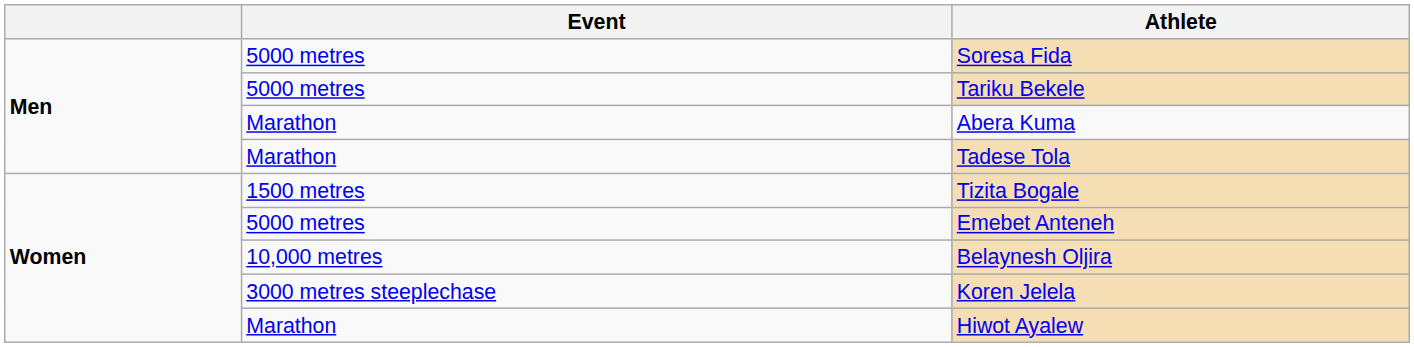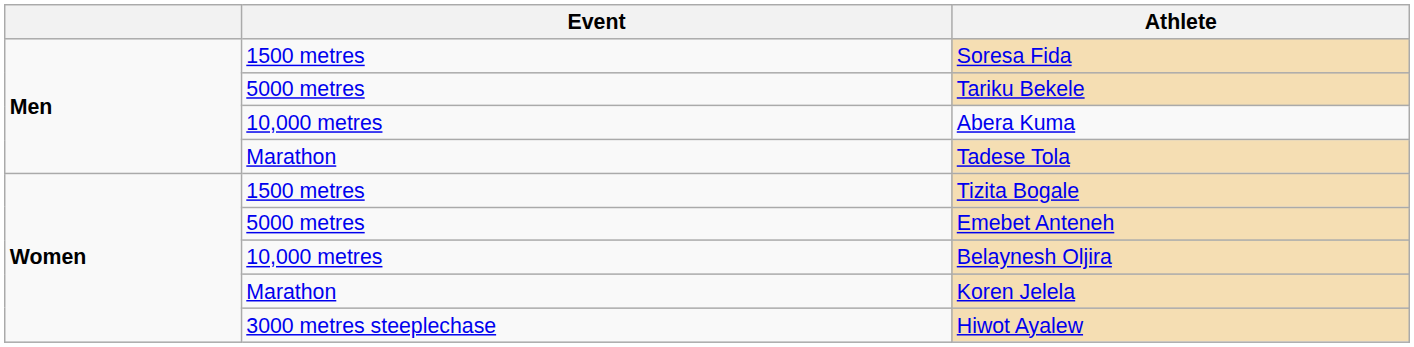(306, 56) 5000 metres -> (306, 56) 1500 metres
(291, 123) Marathon -> (314, 123) 10,000 metres
(371, 291) 3000 metres steeplechase -> (291, 291) Marathon
(291, 325) Marathon -> (371, 325) 3000 metres steeplechase
